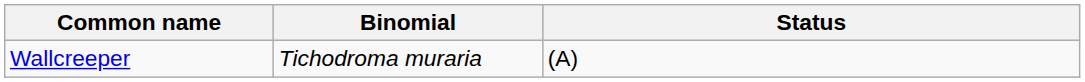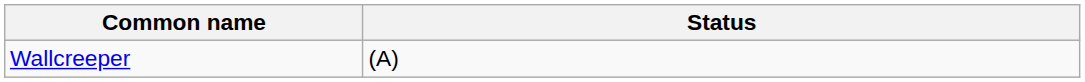- column: (408, 22)
